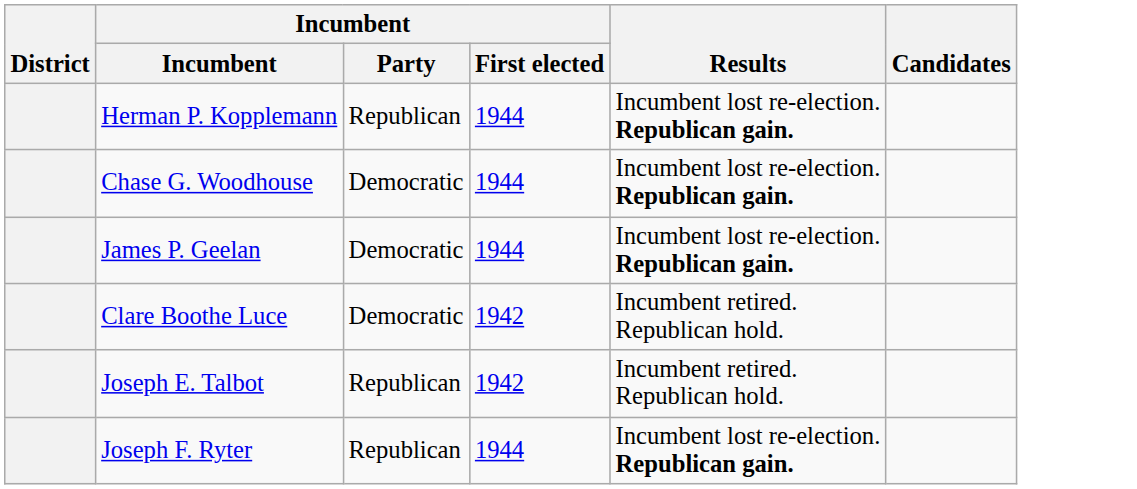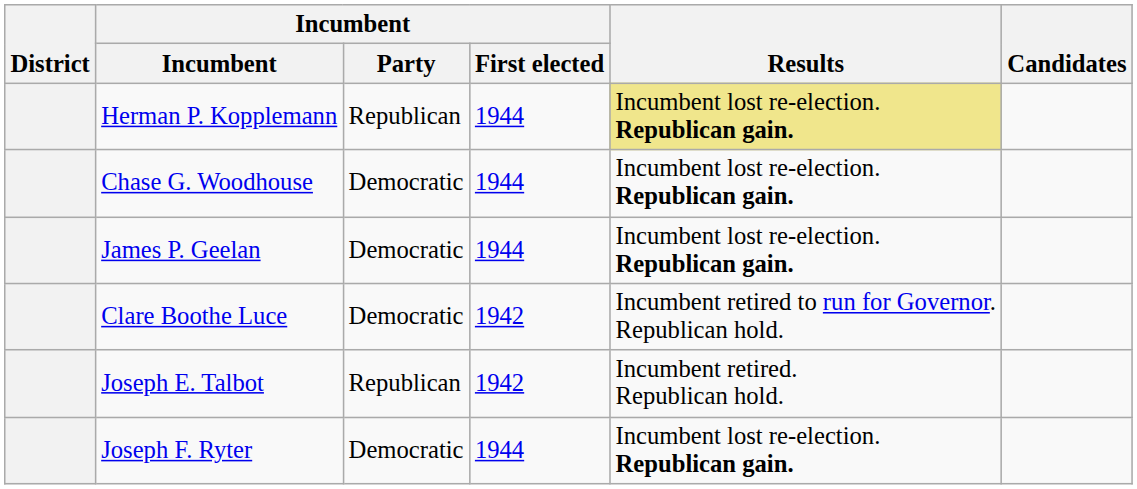(748, 116) no background -> (748, 116) khaki background
(707, 316) Incumbent retired. Republican hold. -> (806, 316) Incumbent retired to run for Governor. Republican hold.
(405, 450) Republican -> (406, 450) Democratic
